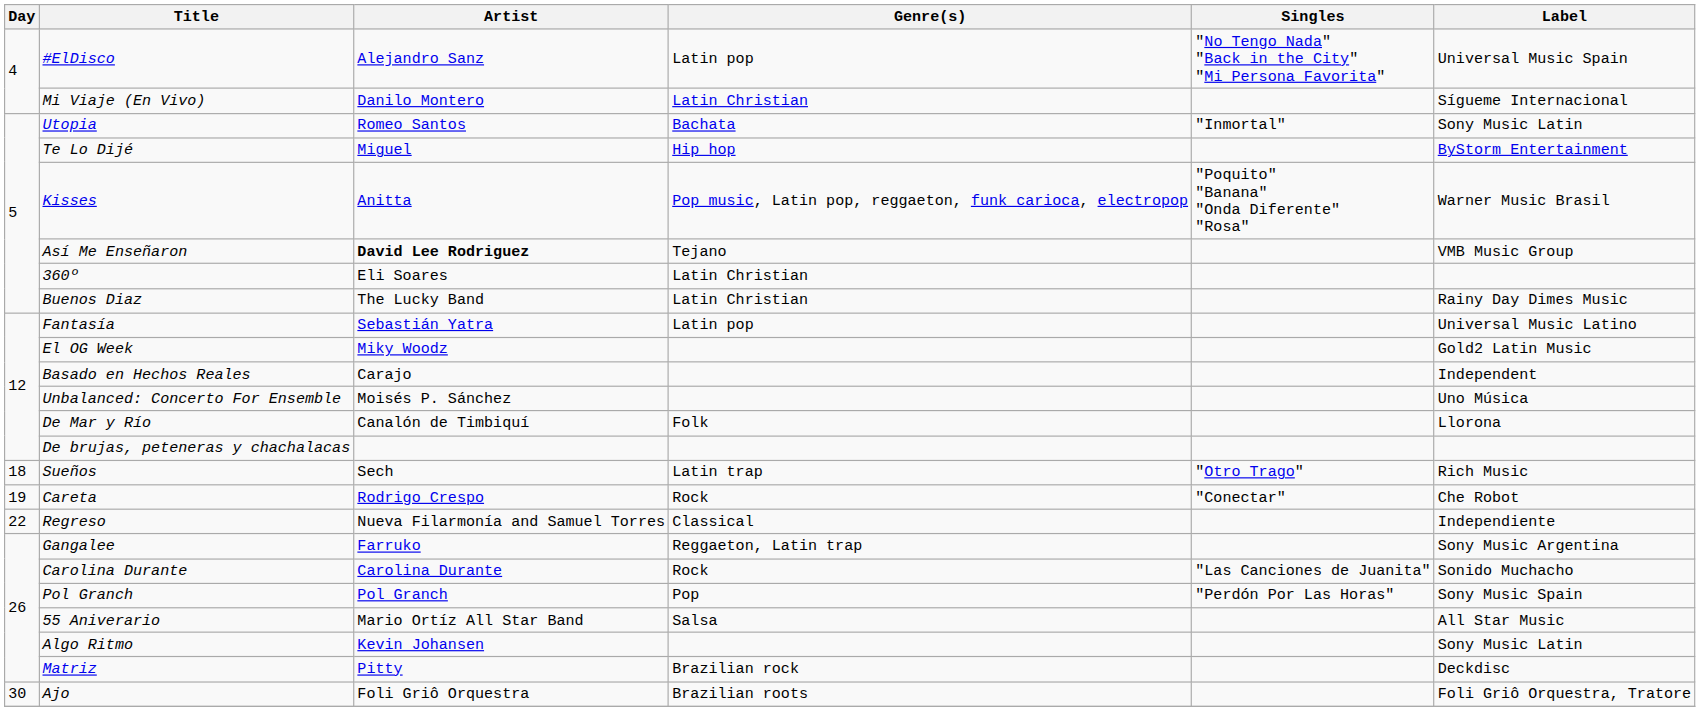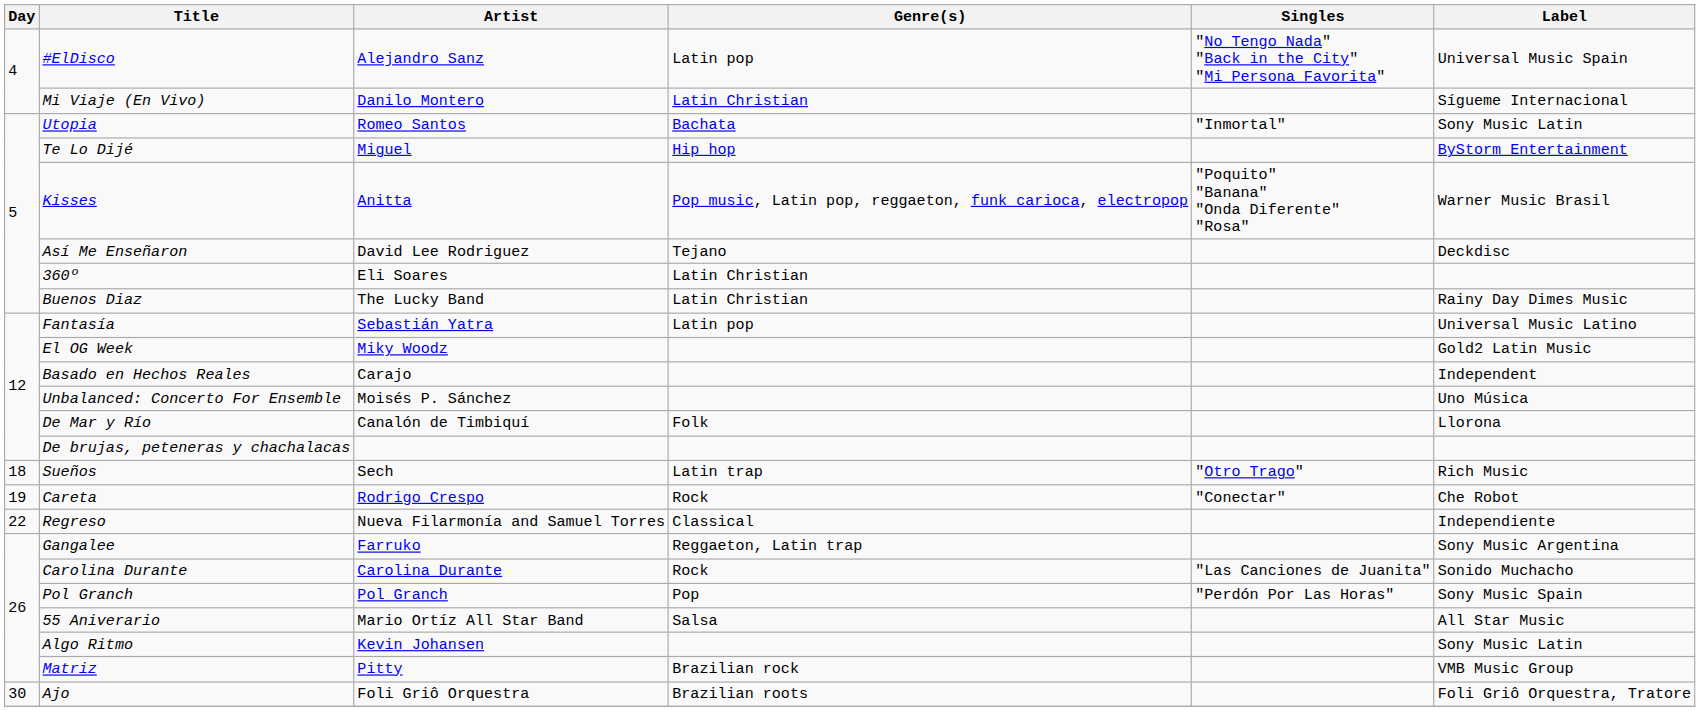(443, 251) bold -> (443, 251) normal
(1506, 251) VMB Music Group -> (1474, 251) Deckdisc
(1474, 669) Deckdisc -> (1506, 669) VMB Music Group
